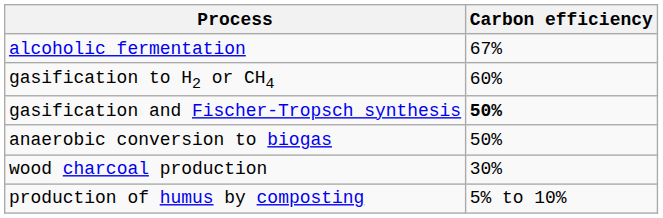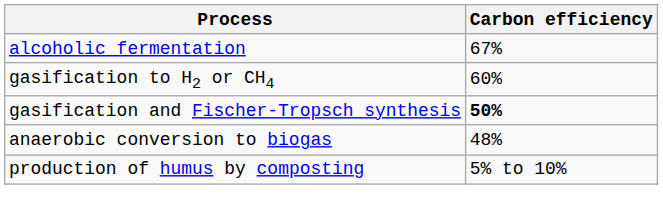(486, 140) 50% -> (486, 140) 48%
- row: (138, 169)
